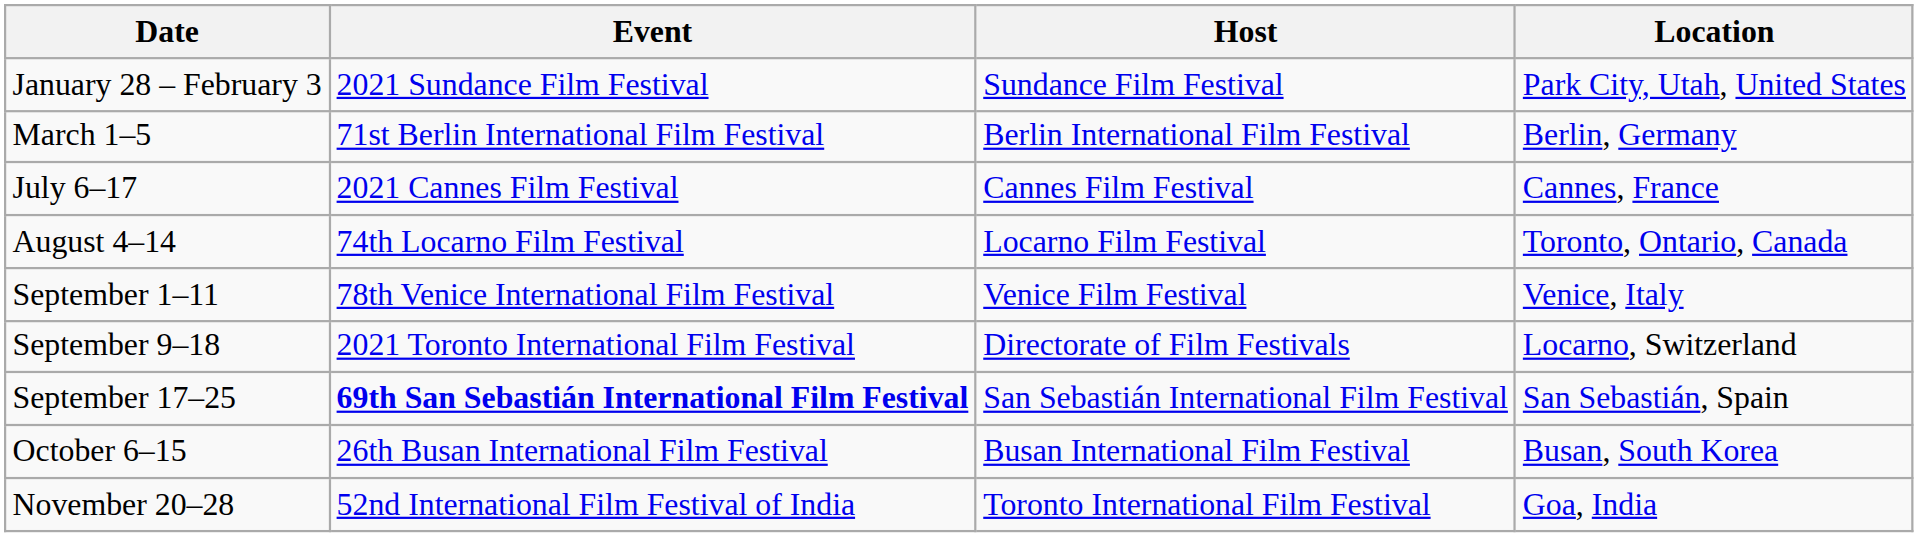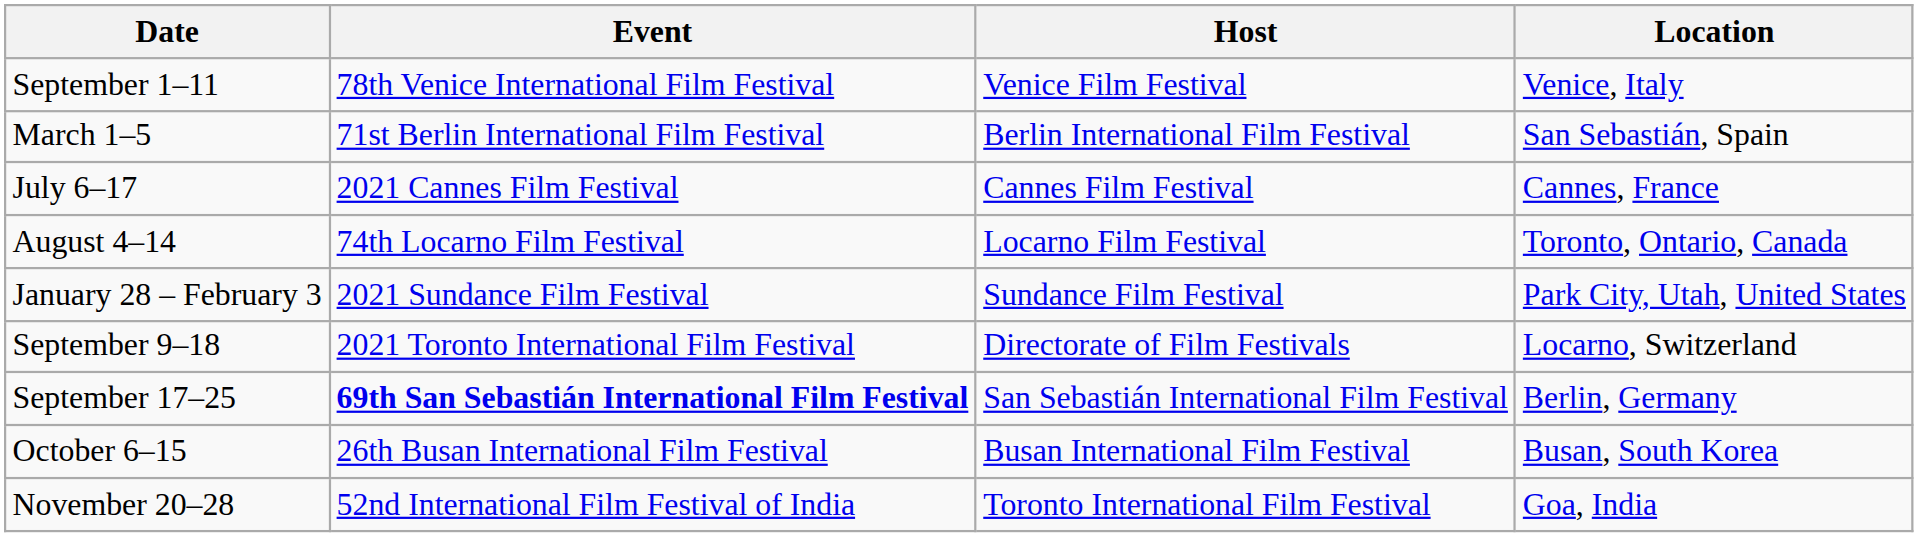rows swapped: (167, 83) <-> (116, 293)
(1630, 136) Berlin, Germany -> (1656, 136) San Sebastián, Spain
(1656, 398) San Sebastián, Spain -> (1630, 398) Berlin, Germany
